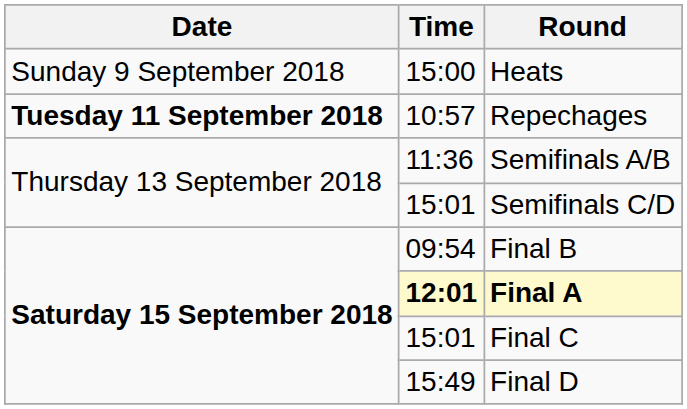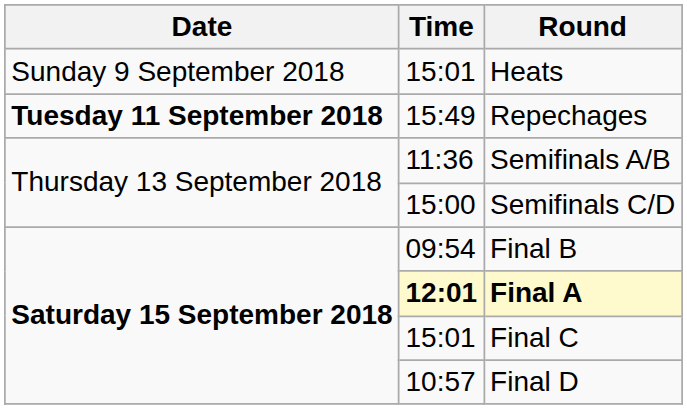(441, 71) 15:00 -> (441, 71) 15:01
(441, 115) 10:57 -> (441, 115) 15:49
(441, 204) 15:01 -> (441, 204) 15:00
(441, 381) 15:49 -> (441, 381) 10:57
